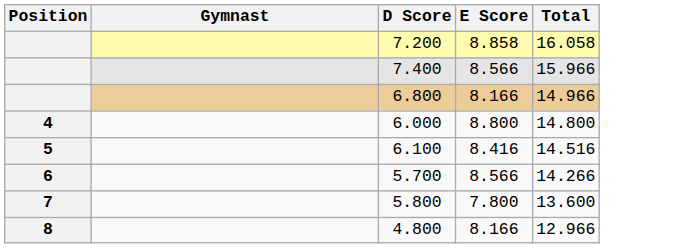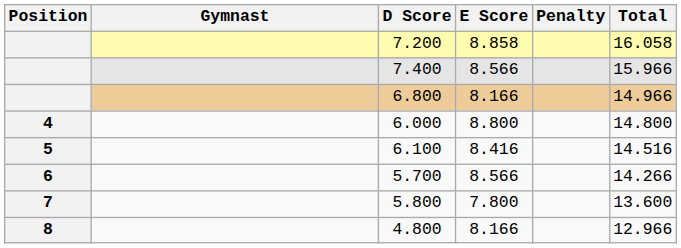+ column: (571, 18)
